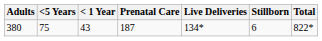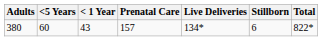(44, 28) 75 -> (44, 28) 60
(127, 28) 187 -> (127, 28) 157
